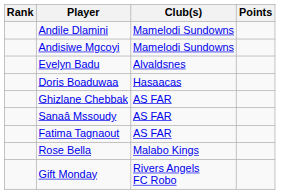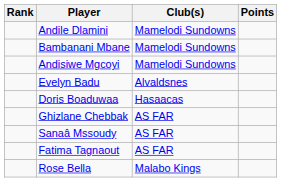+ row: (84, 47)
- row: (68, 174)
